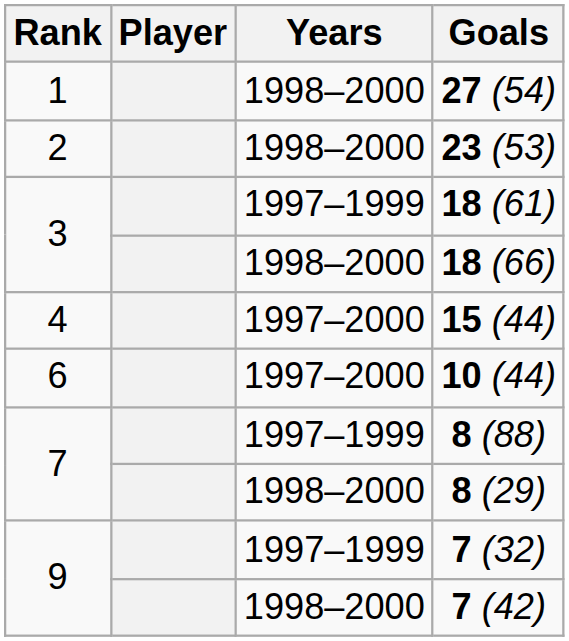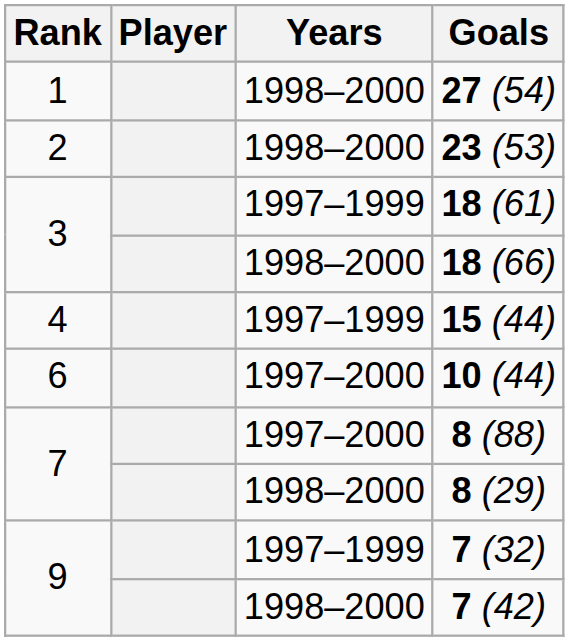(334, 319) 1997–2000 -> (334, 319) 1997–1999
(334, 434) 1997–1999 -> (334, 434) 1997–2000
